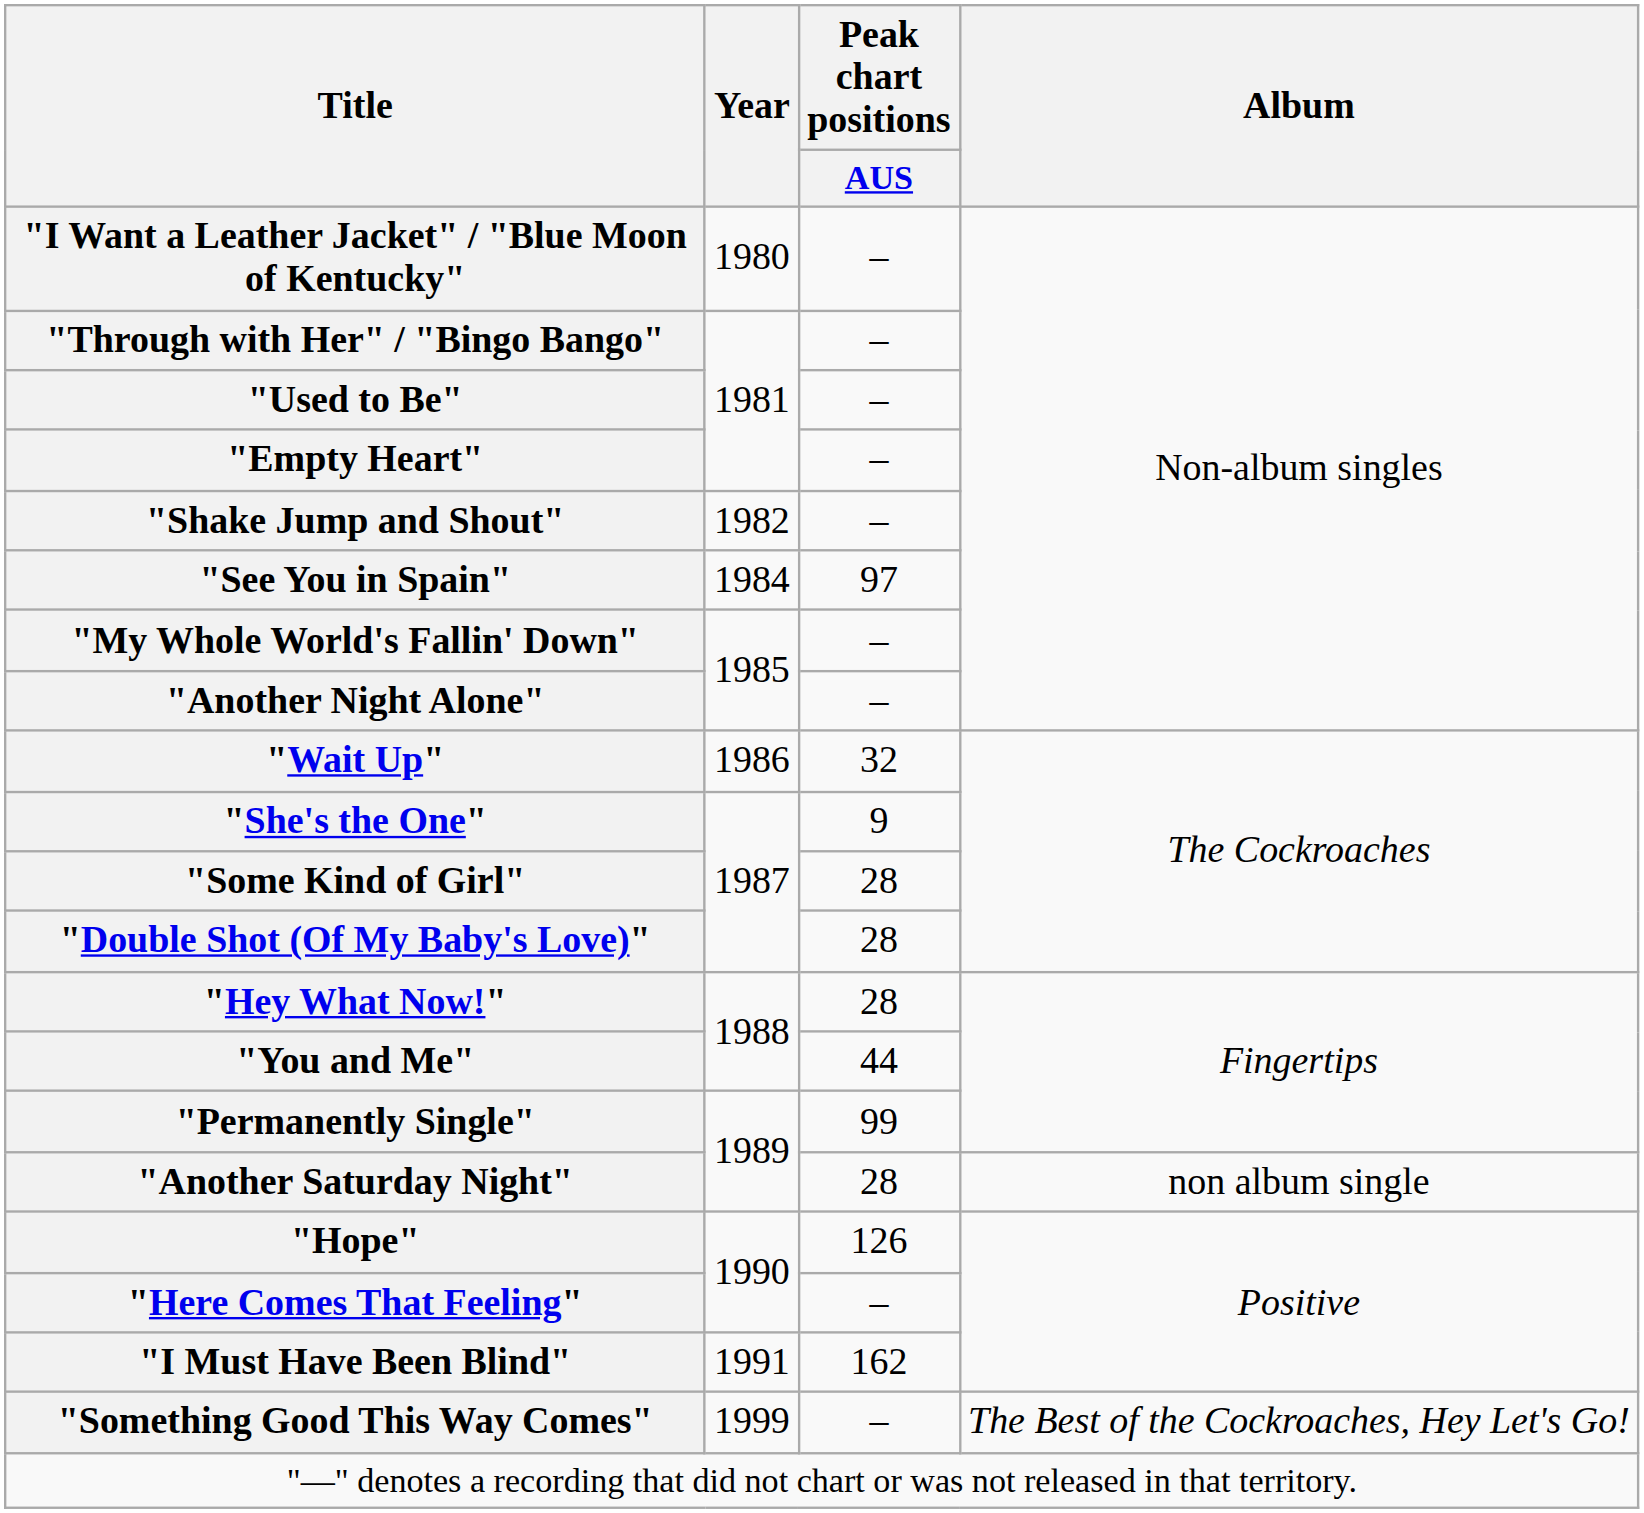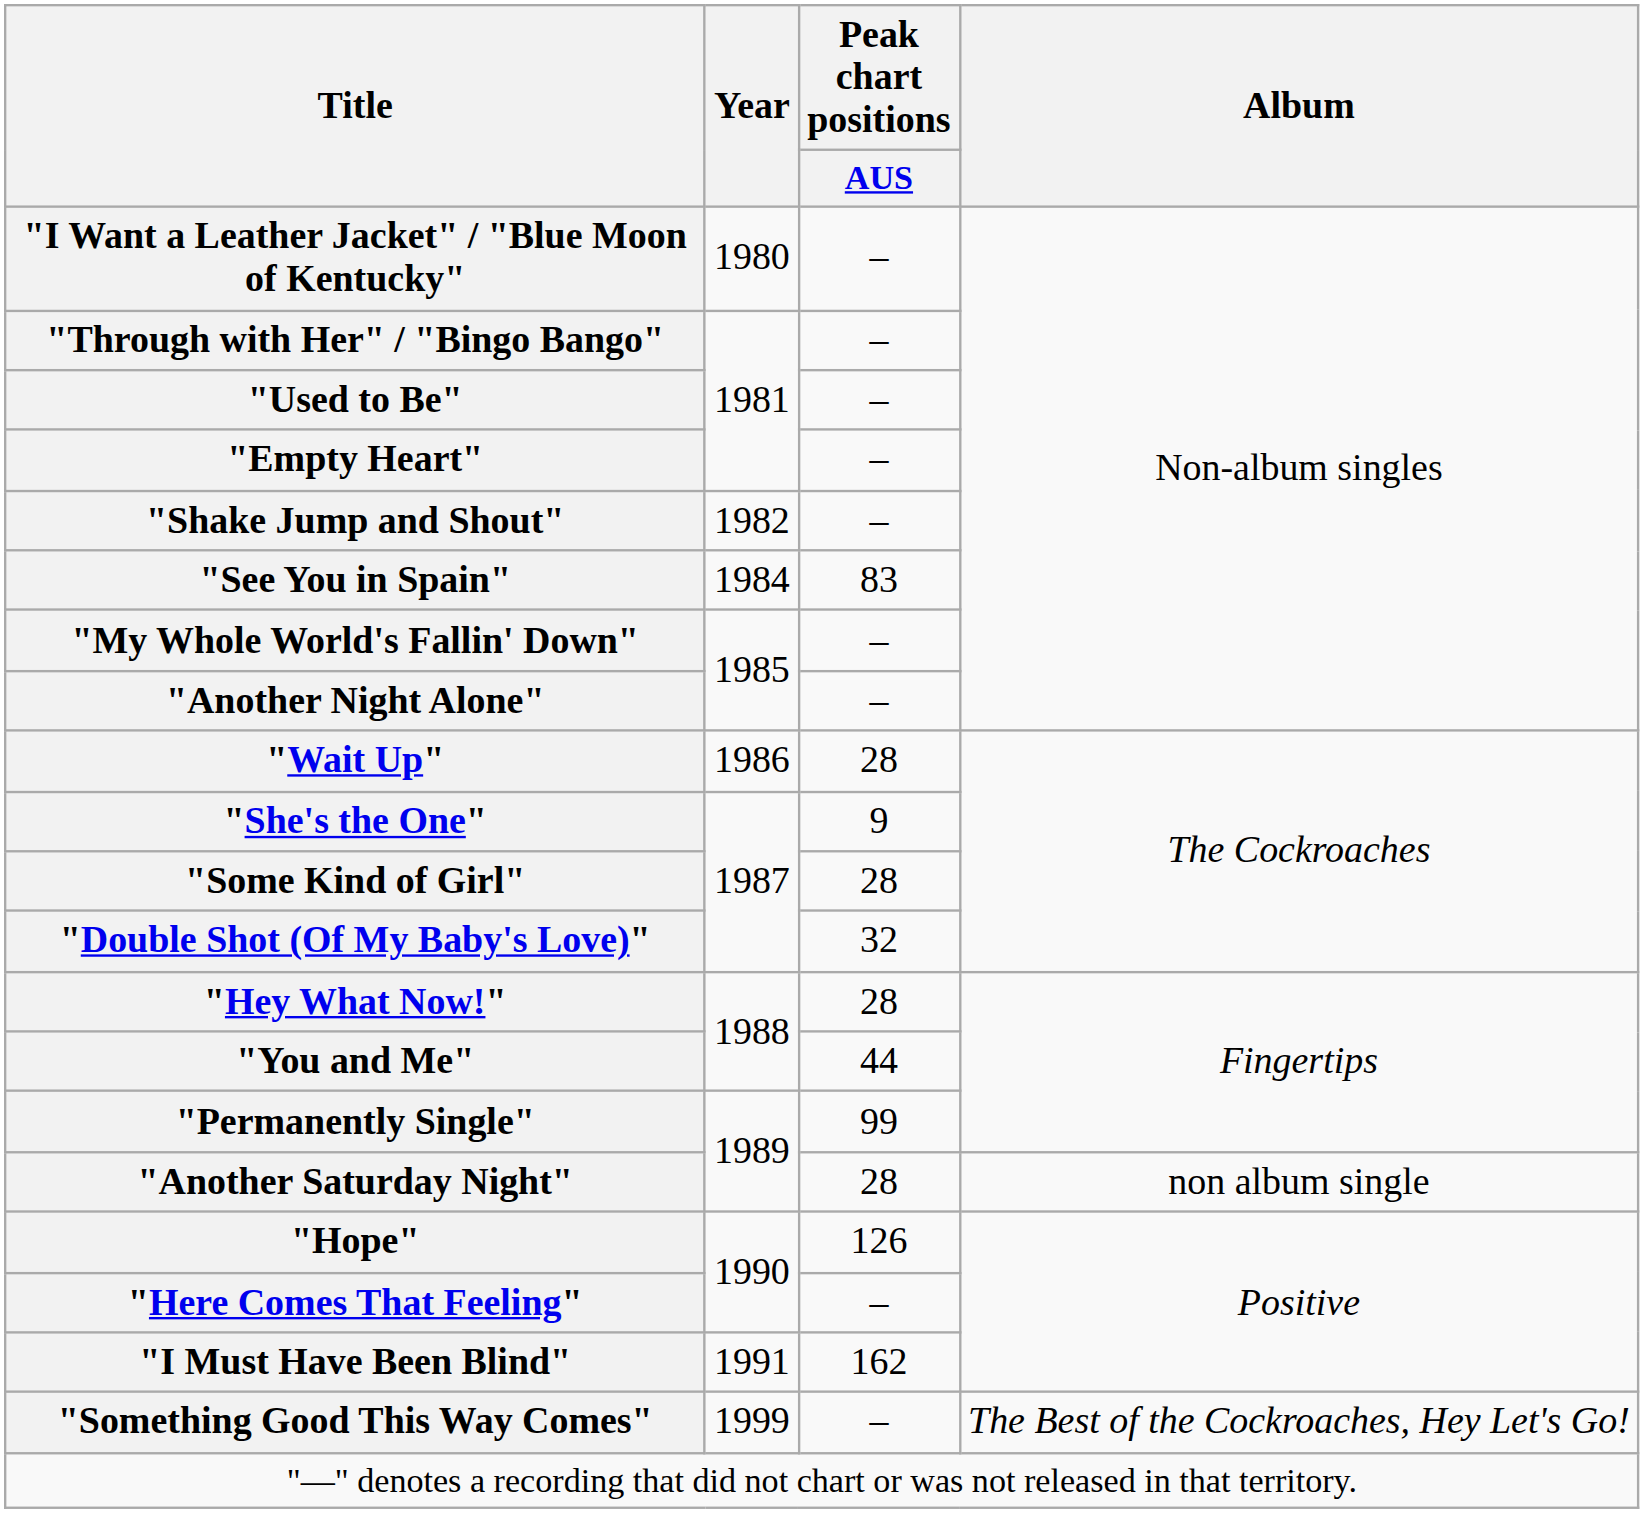(879, 579) 97 -> (879, 579) 83
(879, 760) 32 -> (879, 760) 28
(879, 940) 28 -> (879, 940) 32
